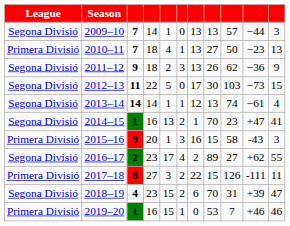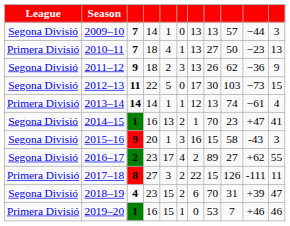(43, 103) Segona Divisió -> (43, 103) Primera Divisió
(43, 139) Primera Divisió -> (43, 139) Segona Divisió
